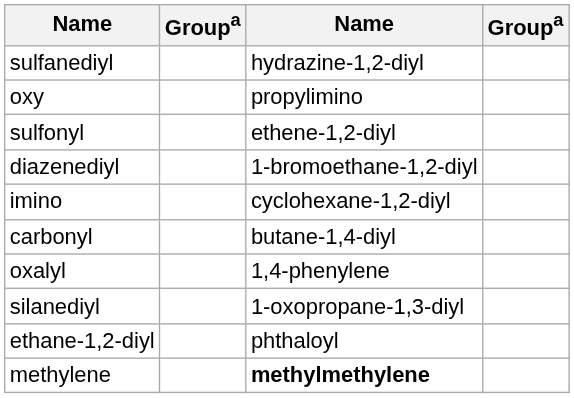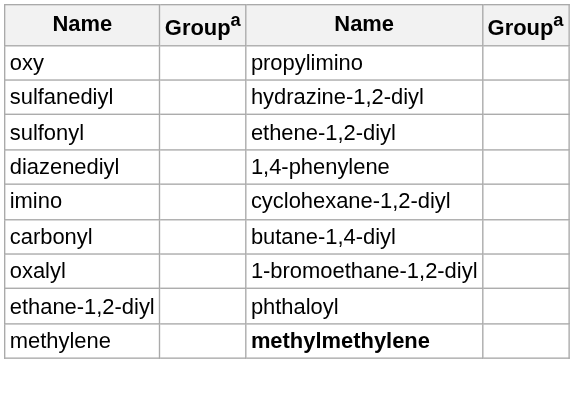rows swapped: (27, 97) <-> (62, 62)
(364, 166) 1-bromoethane-1,2-diyl -> (320, 166) 1,4-phenylene
(320, 271) 1,4-phenylene -> (364, 271) 1-bromoethane-1,2-diyl
- row: (55, 305)
